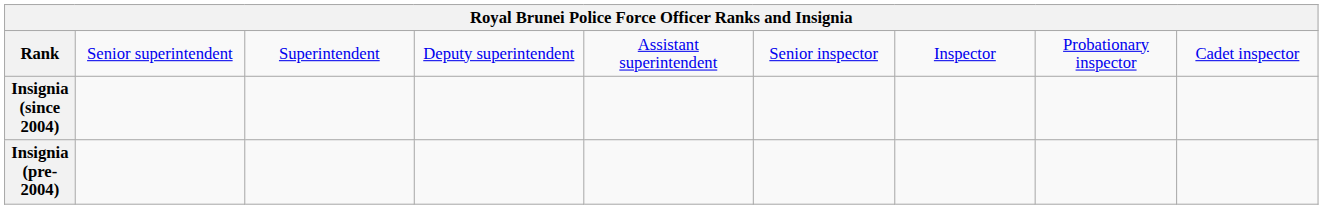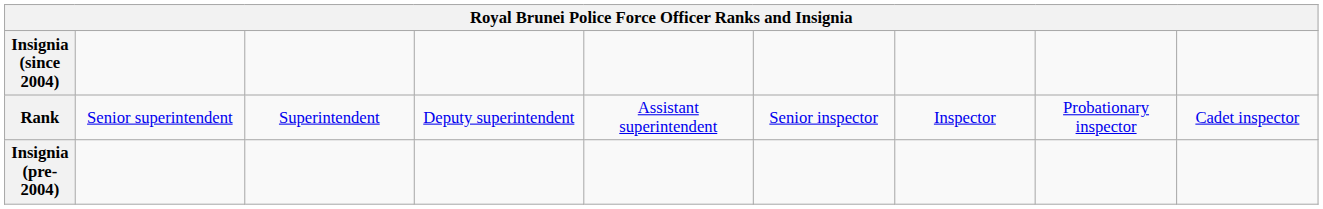rows swapped: (40, 53) <-> (40, 107)
